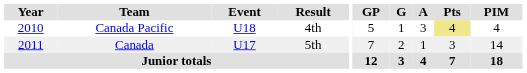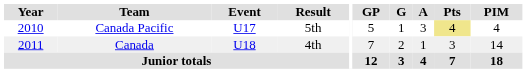(244, 28) U18 -> (244, 28) U17
(313, 28) 4th -> (313, 28) 5th
(244, 44) U17 -> (244, 44) U18
(313, 44) 5th -> (313, 44) 4th
